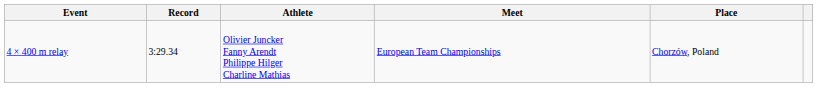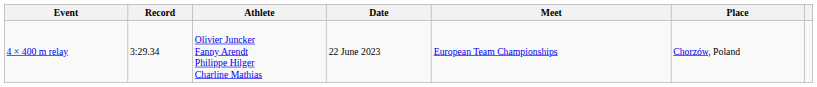+ column: (379, 12)
